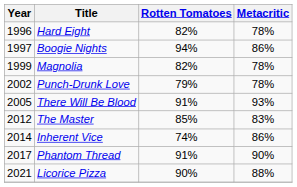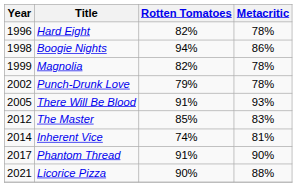(19, 48) 1997 -> (19, 48) 1998
(263, 137) 86% -> (263, 137) 81%
